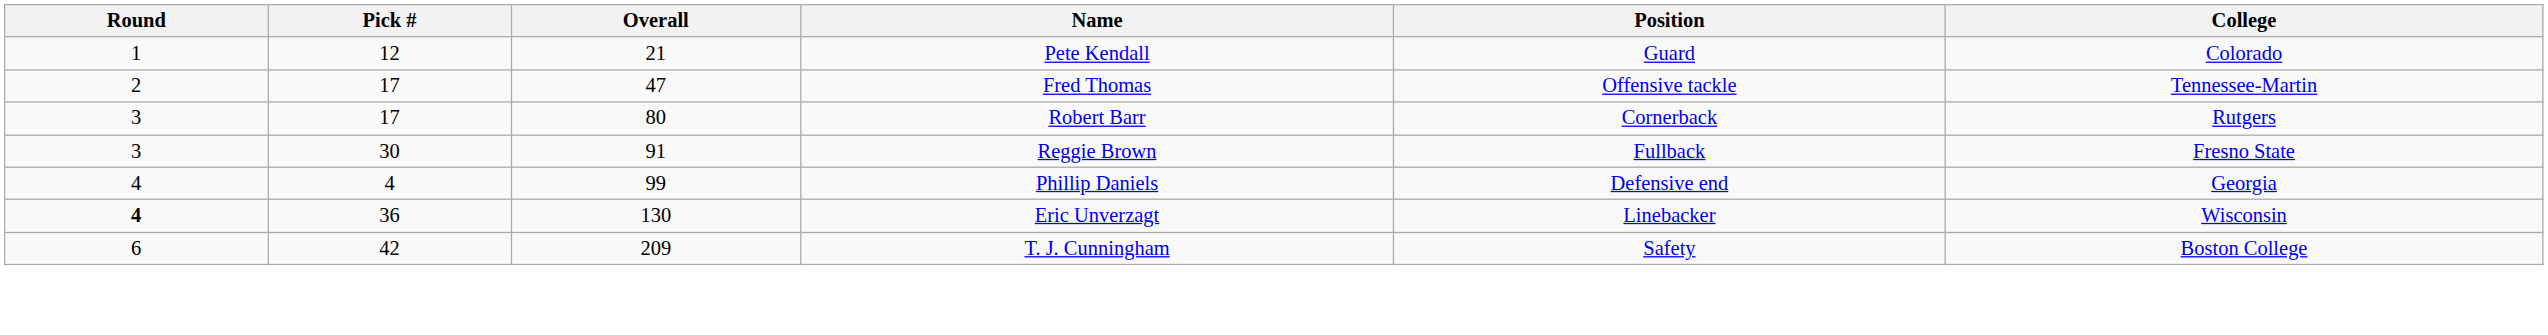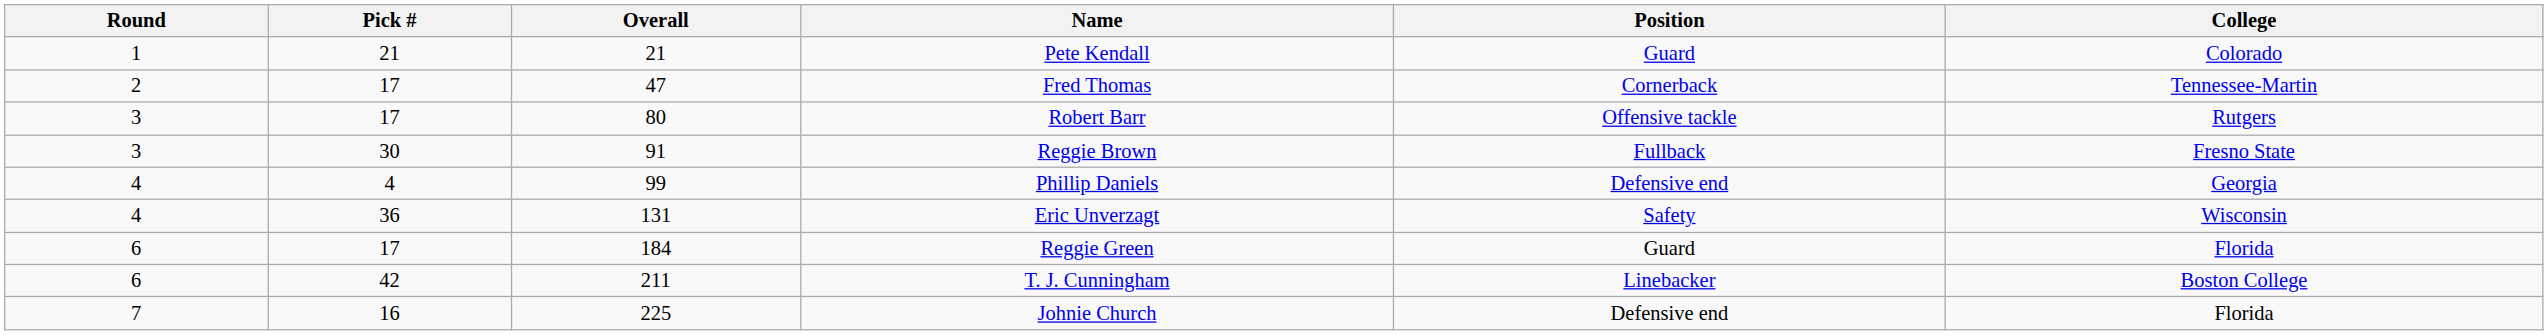(390, 53) 12 -> (390, 53) 21
(1669, 85) Offensive tackle -> (1669, 85) Cornerback
(1669, 118) Cornerback -> (1669, 118) Offensive tackle
(136, 215) bold -> (136, 215) normal
(656, 215) 130 -> (656, 215) 131
(1669, 215) Linebacker -> (1669, 215) Safety
+ row: (1097, 248)
(656, 248) 209 -> (656, 280) 211
(1669, 248) Safety -> (1669, 280) Linebacker
+ row: (1097, 313)
